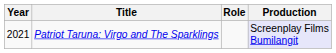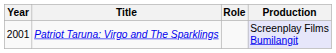(18, 34) 2021 -> (18, 34) 2001
